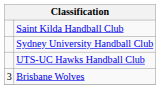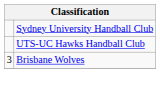- row: (70, 28)
